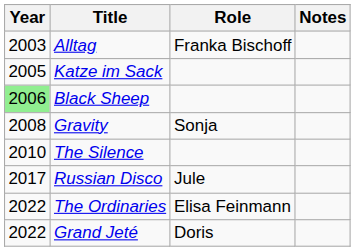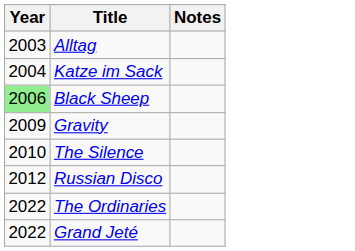- column: (233, 17)
(27, 71) 2005 -> (27, 71) 2004
(27, 125) 2008 -> (27, 125) 2009
(27, 179) 2017 -> (27, 179) 2012
